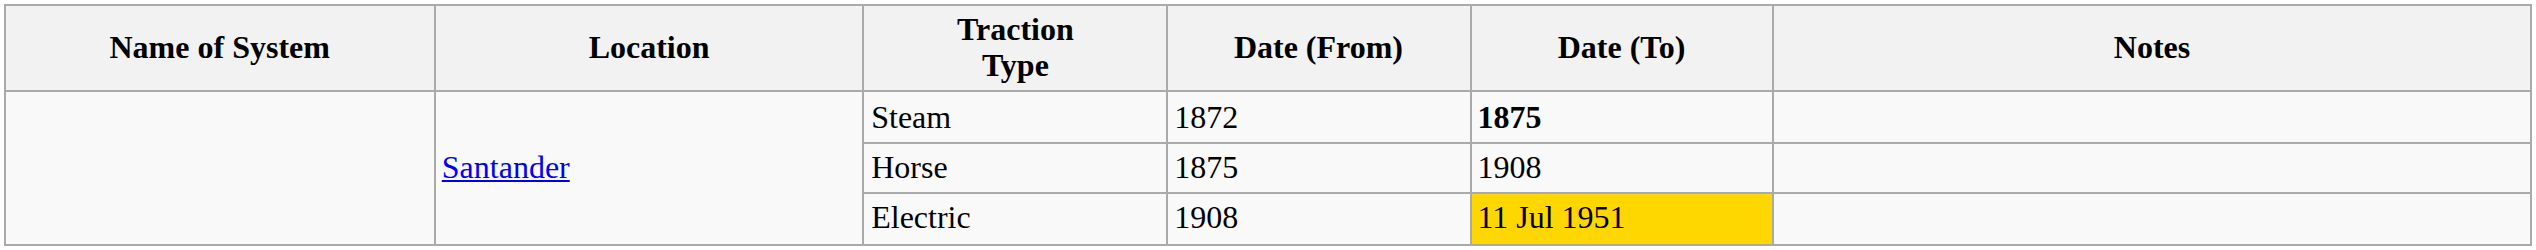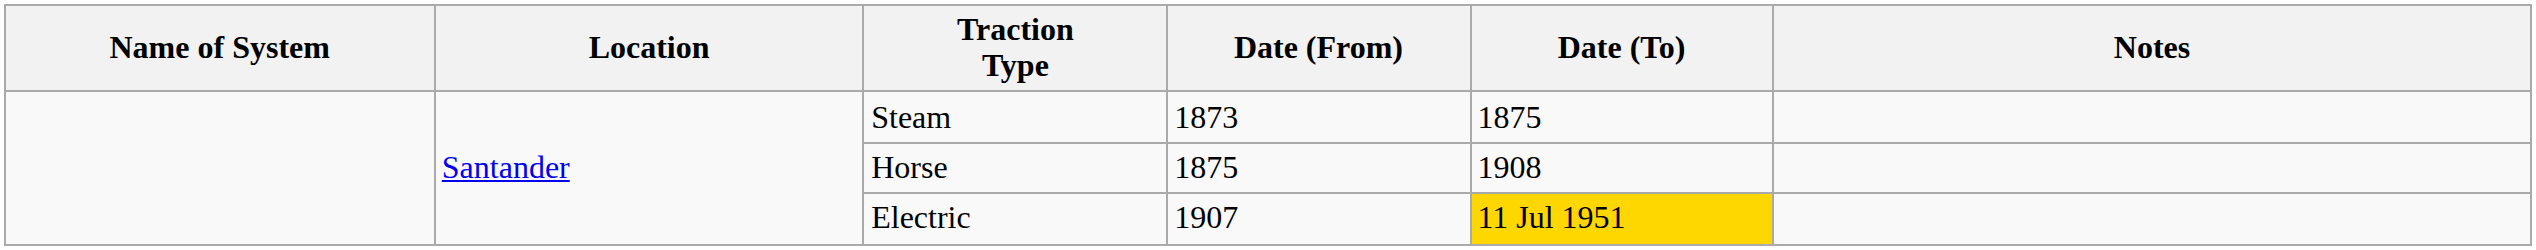(1206, 116) 1872 -> (1206, 116) 1873
(1509, 116) bold -> (1509, 116) normal
(1206, 218) 1908 -> (1206, 218) 1907
